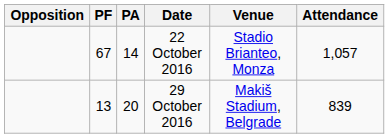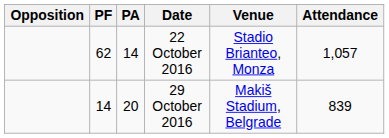(103, 53) 67 -> (103, 53) 62
(103, 106) 13 -> (103, 106) 14
